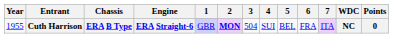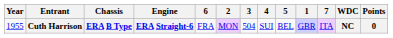columns swapped: (206, 12) <-> (308, 12)
(230, 26) bold -> (228, 26) normal
